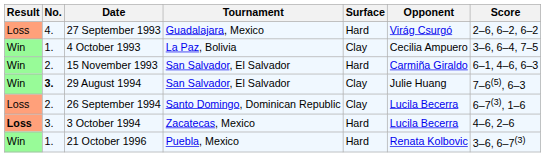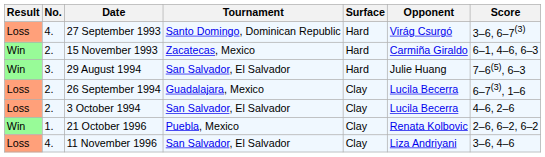(215, 30) Guadalajara, Mexico -> (253, 31) Santo Domingo, Dominican Republic
(506, 30) 2–6, 6–2, 6–2 -> (499, 31) 3–6, 6–7(3)
- row: (104, 47)
(228, 64) San Salvador, El Salvador -> (210, 50) Zacatecas, Mexico
(49, 83) bold -> (49, 69) normal
(356, 83) Clay -> (357, 69) Hard
(253, 103) Santo Domingo, Dominican Republic -> (215, 89) Guadalajara, Mexico
(19, 122) bold -> (18, 108) normal
(49, 122) 3. -> (49, 108) 2.
(210, 122) Zacatecas, Mexico -> (228, 108) San Salvador, El Salvador
(357, 122) Hard -> (356, 108) Clay
(357, 141) Hard -> (356, 125) Clay
(499, 141) 3–6, 6–7(3) -> (506, 125) 2–6, 6–2, 6–2
+ row: (112, 142)
